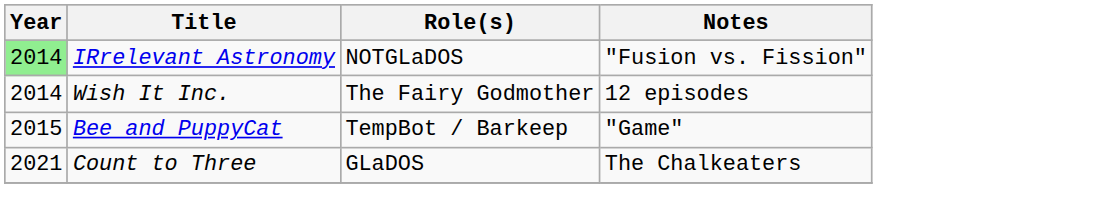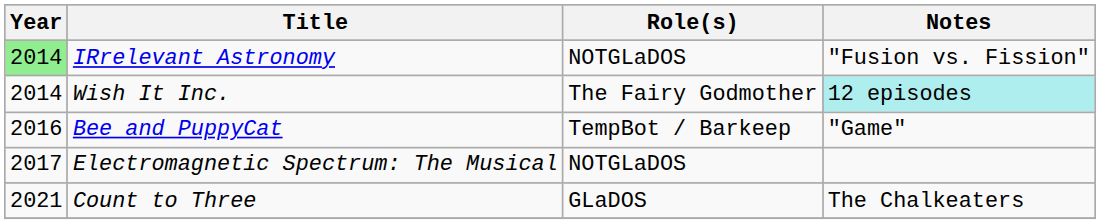(677, 94) no background -> (900, 94) paleturquoise background
(36, 129) 2015 -> (36, 129) 2016
+ row: (315, 165)
